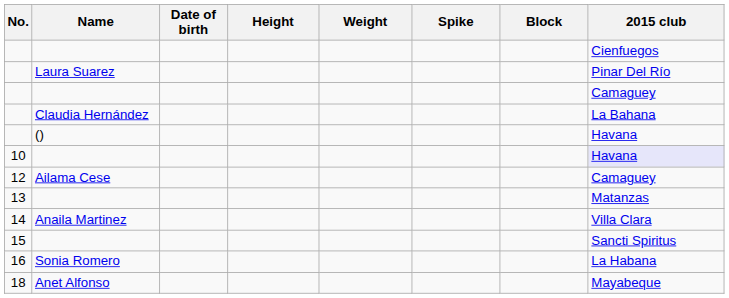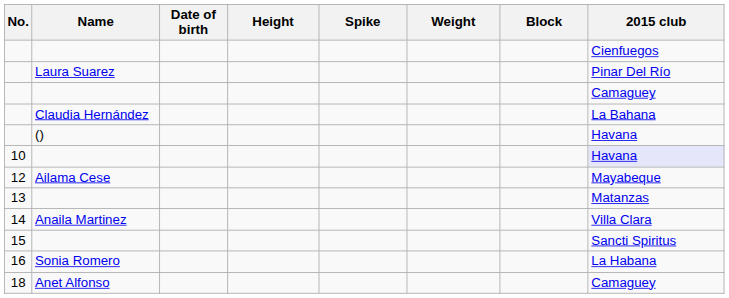columns swapped: (365, 22) <-> (456, 22)
(623, 177) Camaguey -> (626, 177) Mayabeque
(626, 282) Mayabeque -> (623, 282) Camaguey
